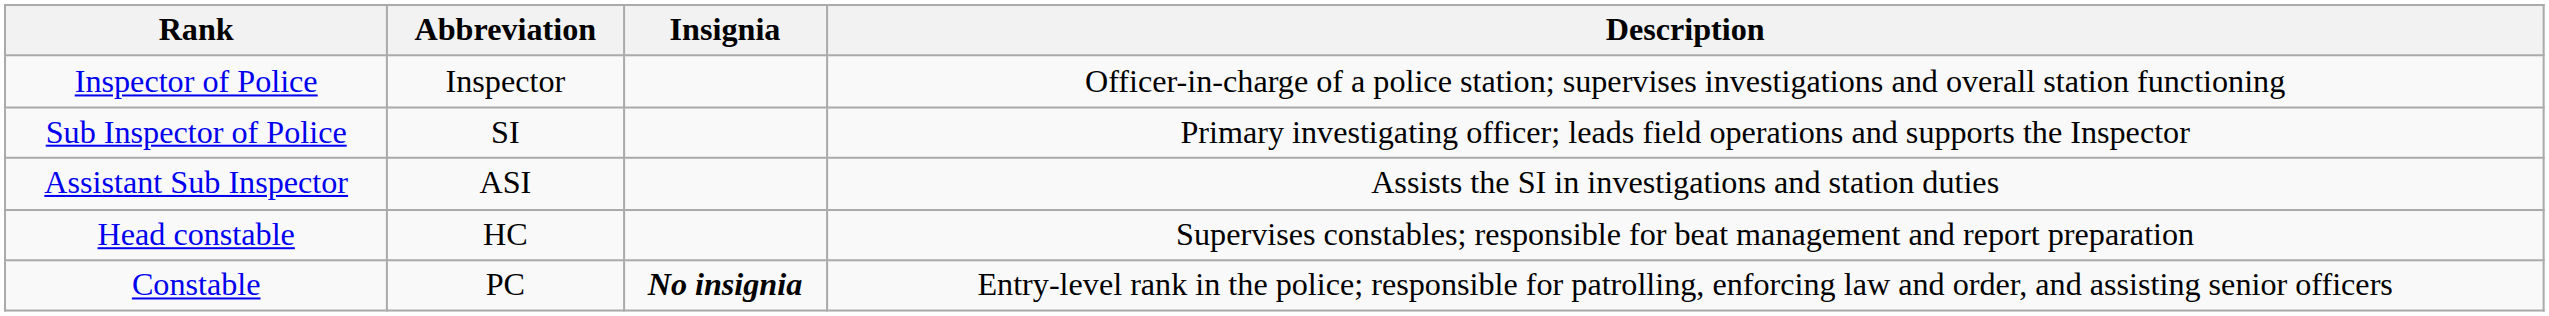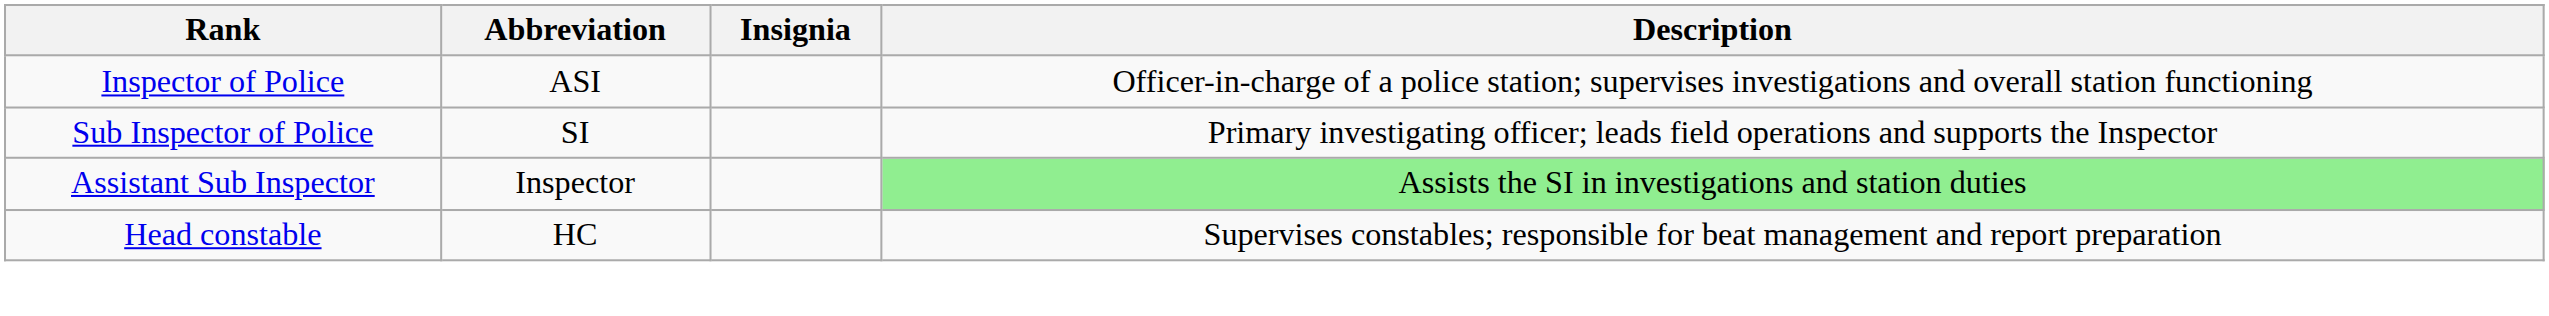(505, 81) Inspector -> (575, 81) ASI
(505, 183) ASI -> (575, 183) Inspector
(1685, 183) no background -> (1713, 183) lightgreen background
- row: (196, 285)
